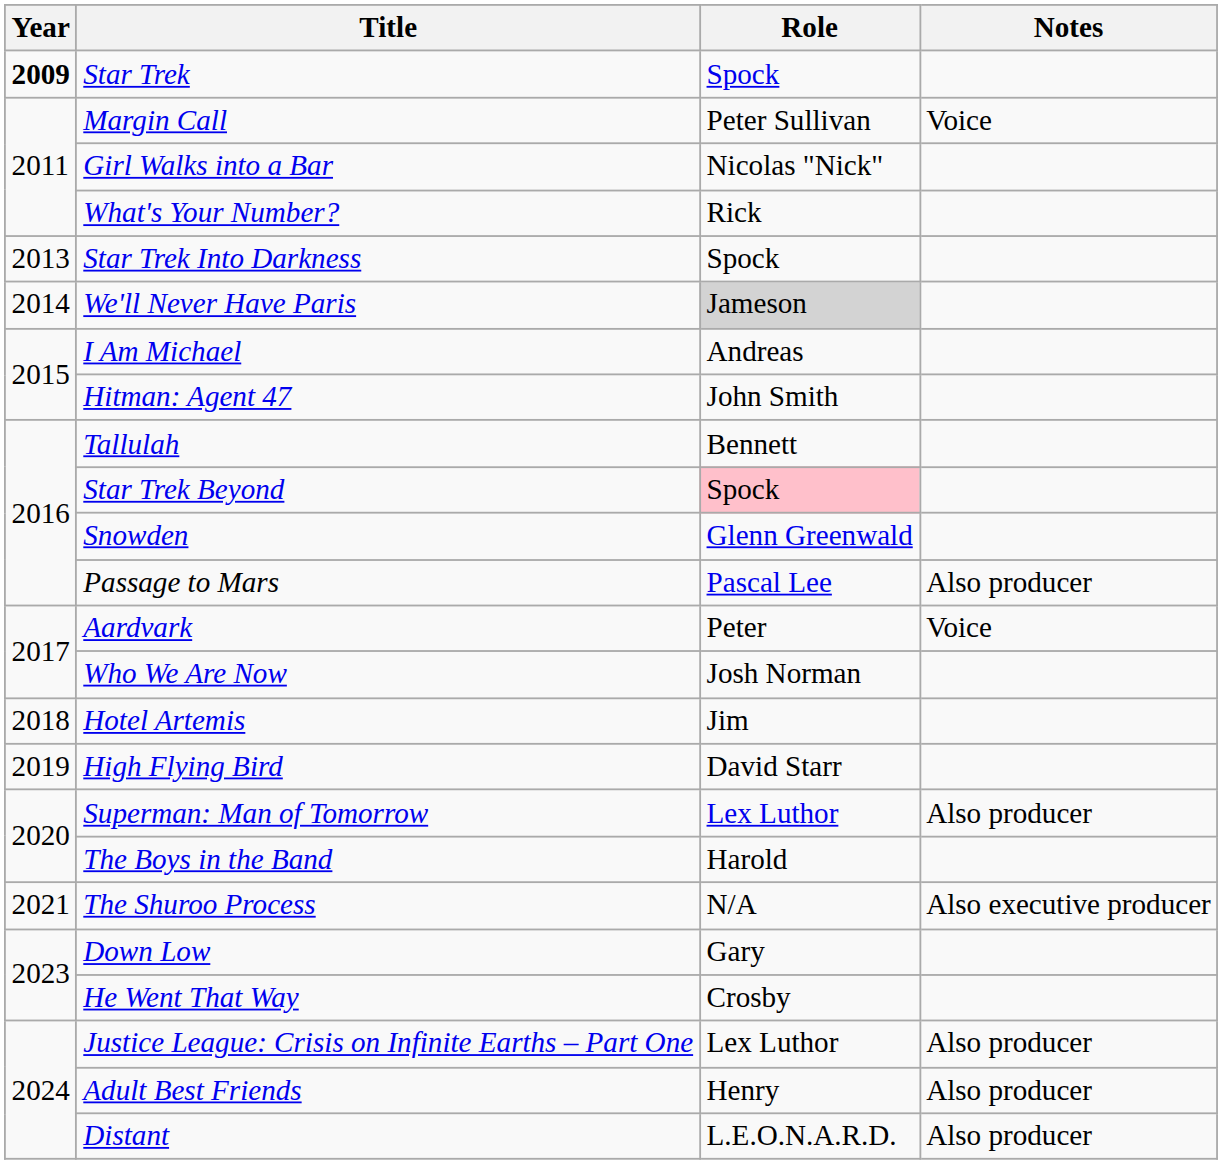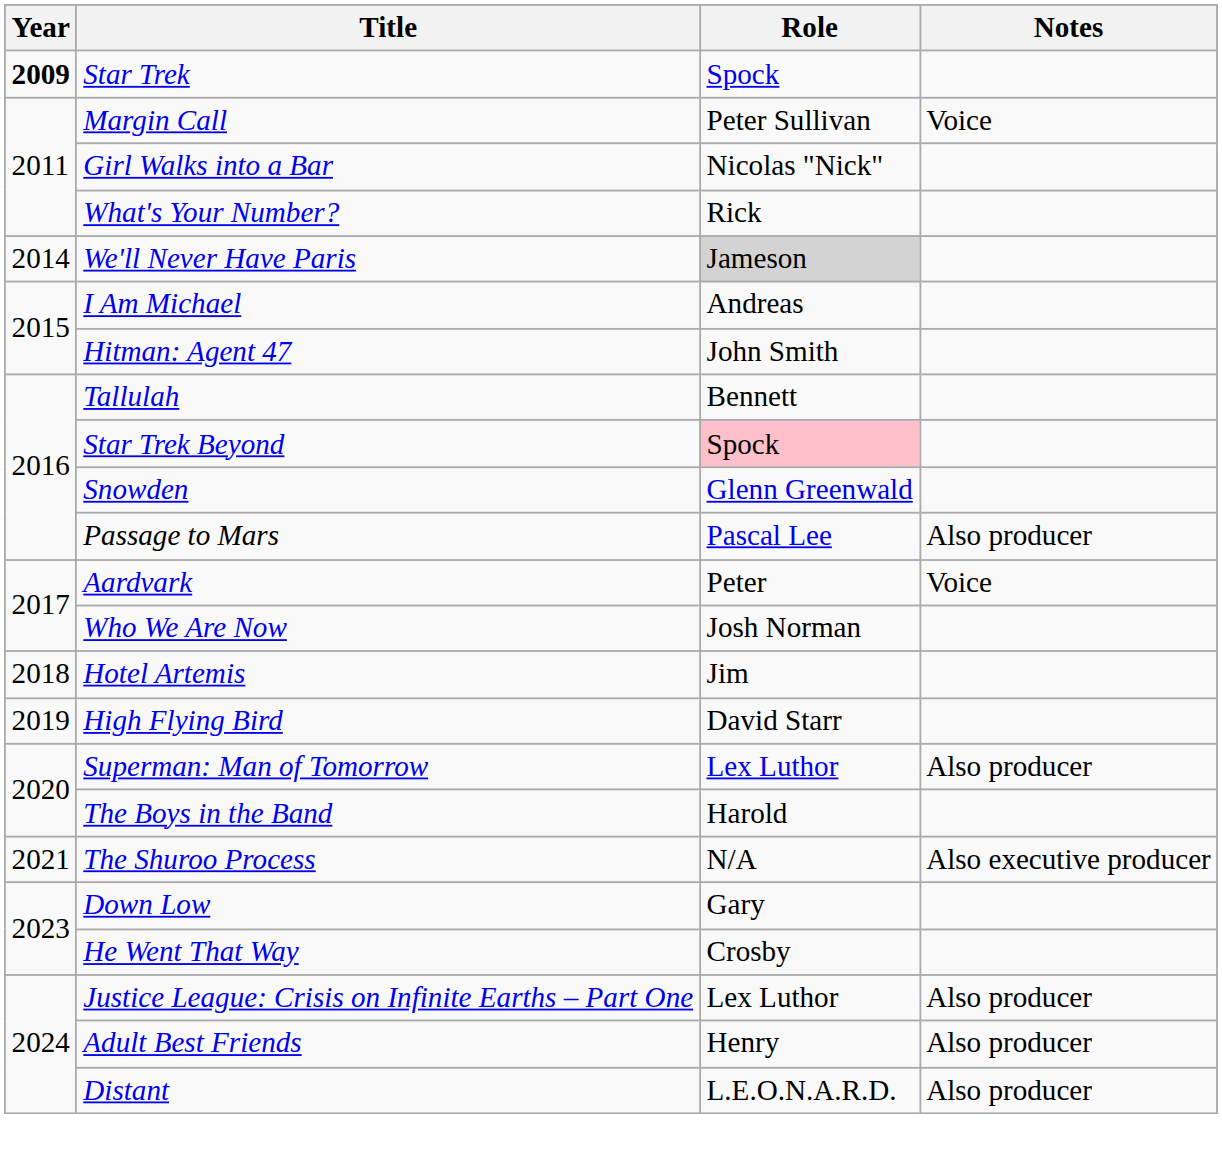- row: (222, 258)
